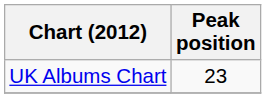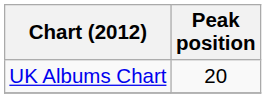(216, 76) 23 -> (216, 76) 20
